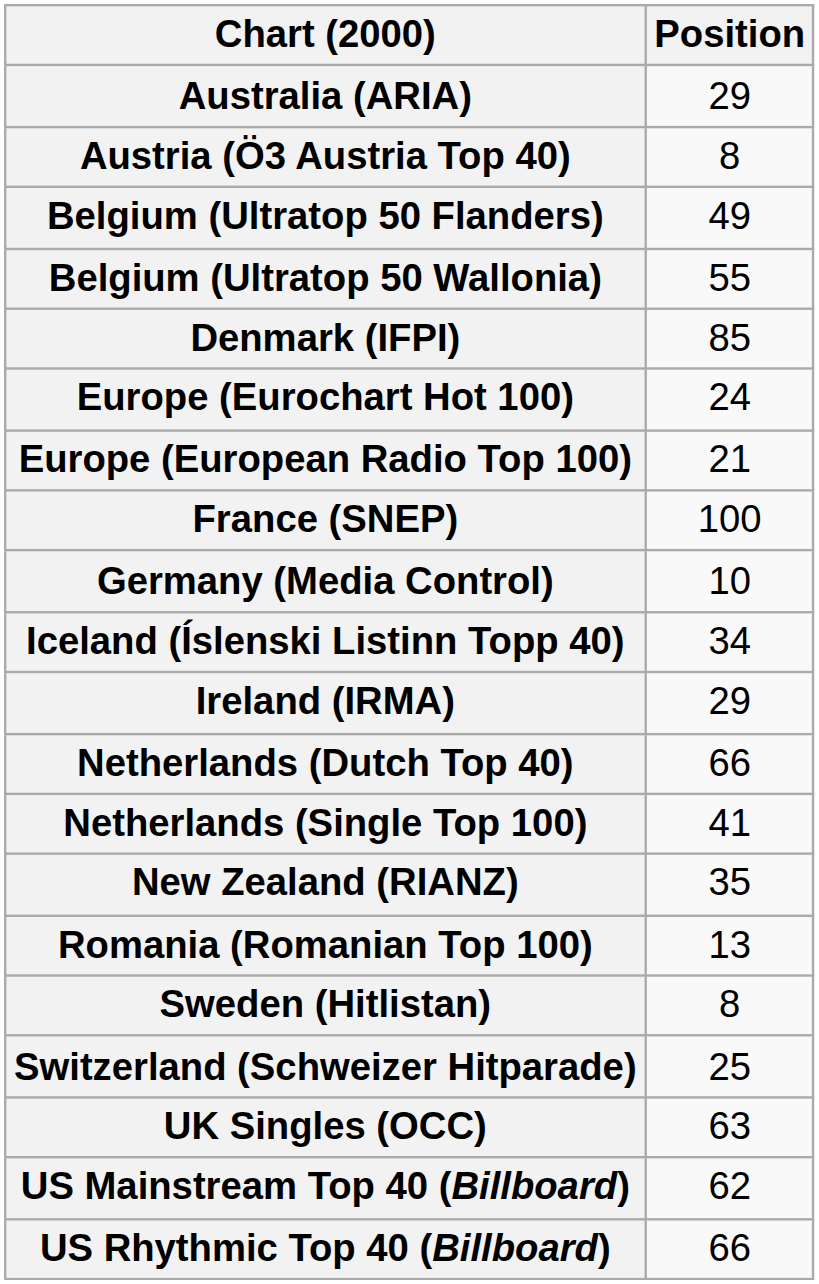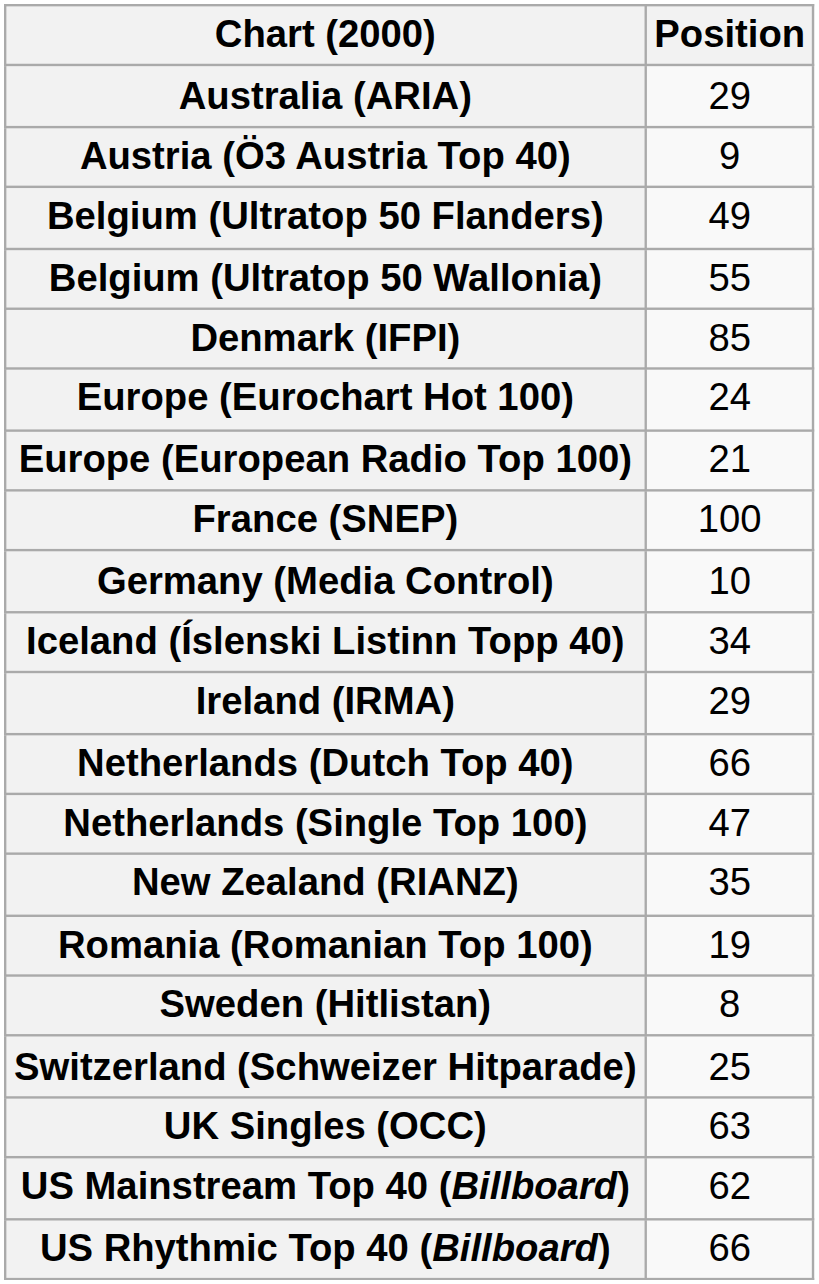(730, 156) 8 -> (730, 156) 9
(730, 823) 41 -> (730, 823) 47
(730, 944) 13 -> (730, 944) 19
